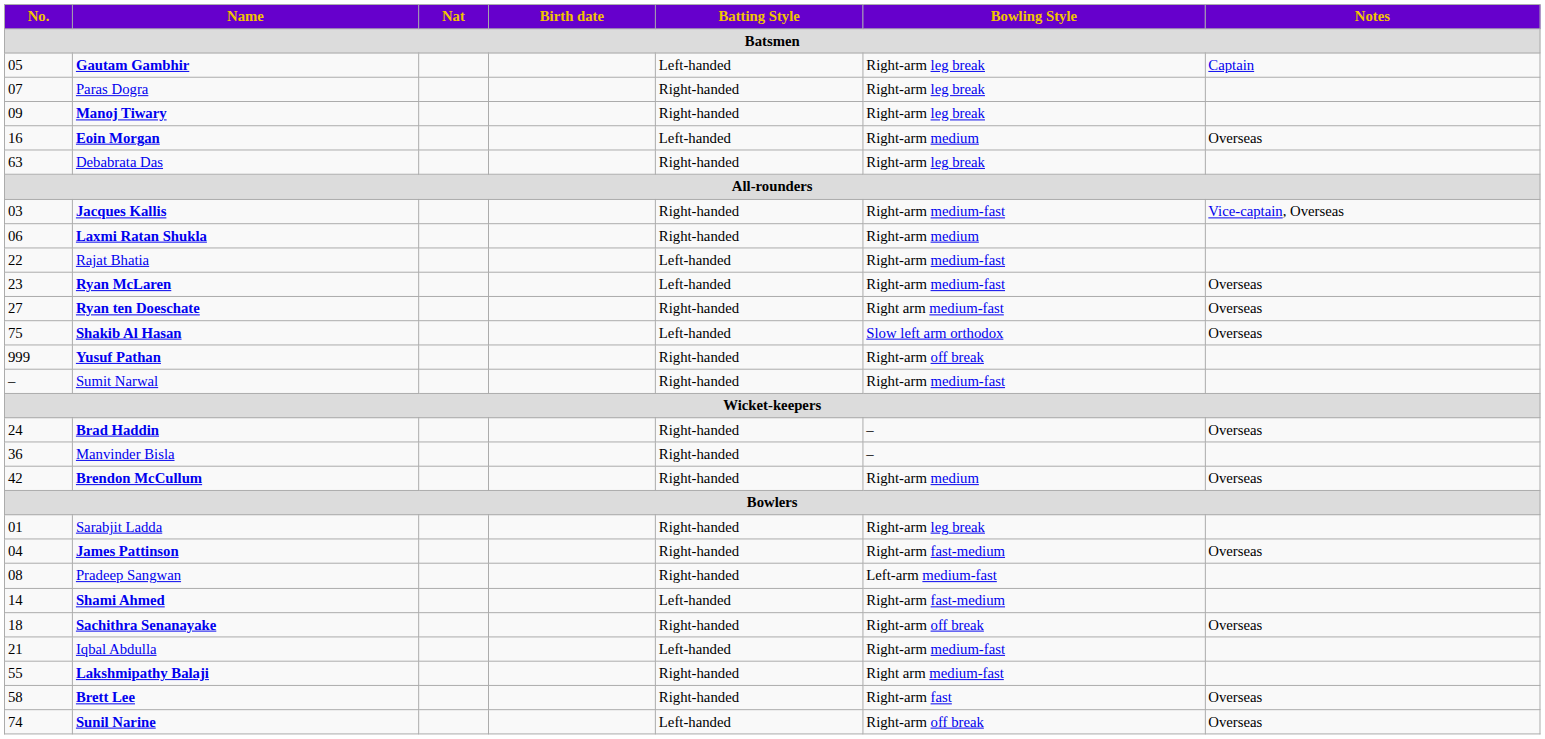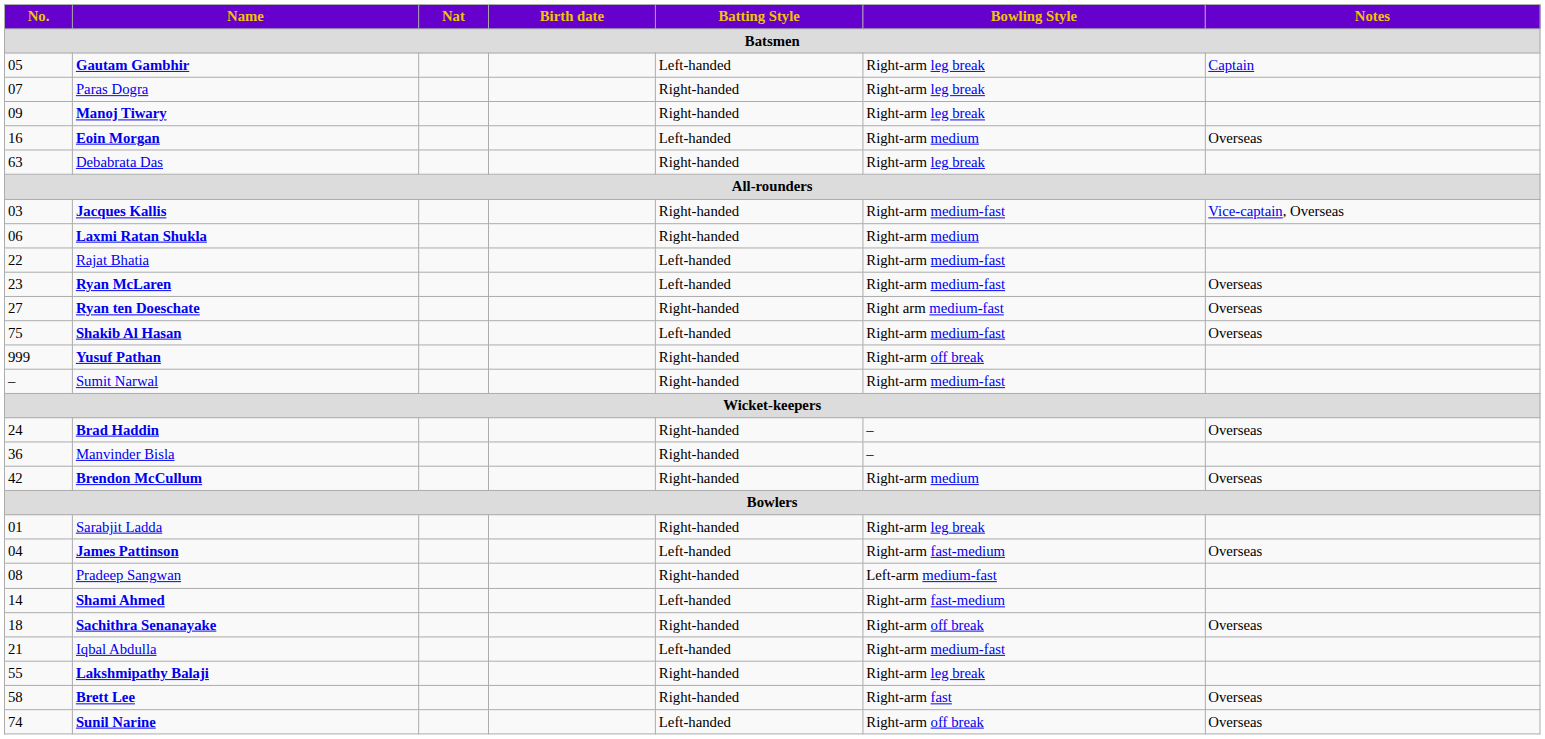(935, 332) Slow left arm orthodox -> (936, 332) Right-arm medium-fast
(699, 551) Right-handed -> (695, 551) Left-handed
(935, 673) Right arm medium-fast -> (926, 673) Right-arm leg break
